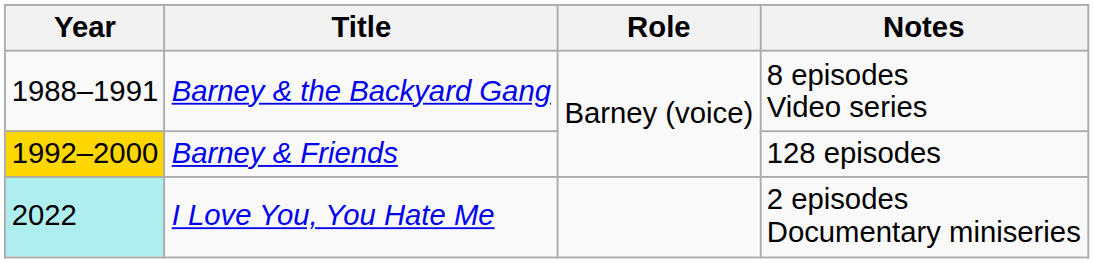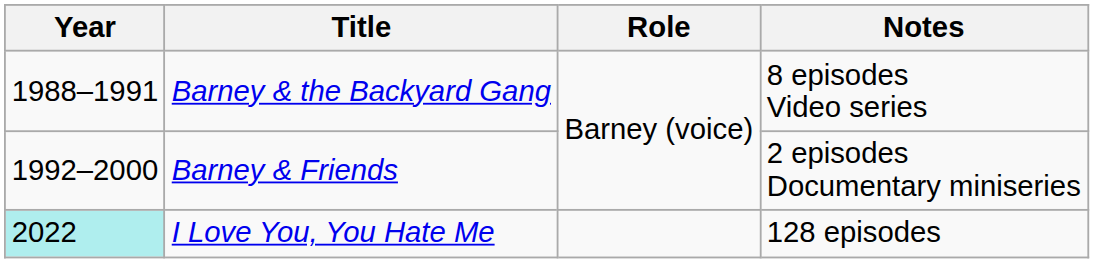(85, 153) gold background -> (85, 170) no background
(854, 153) 128 episodes -> (924, 170) 2 episodes Documentary miniseries
(924, 216) 2 episodes Documentary miniseries -> (854, 232) 128 episodes
